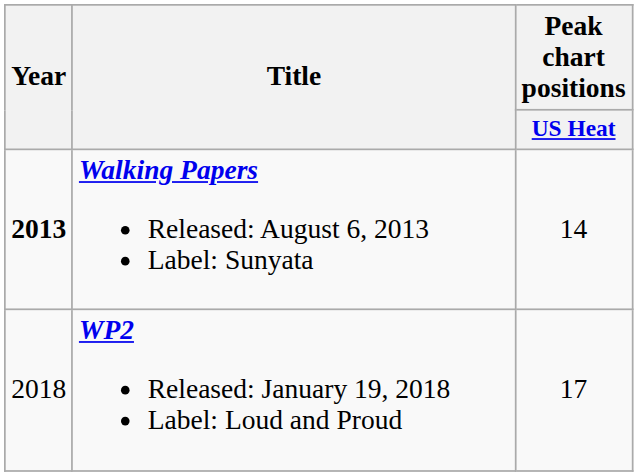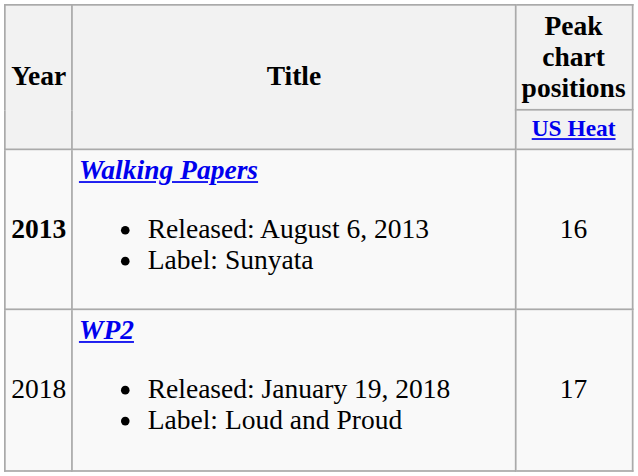(574, 228) 14 -> (574, 228) 16
